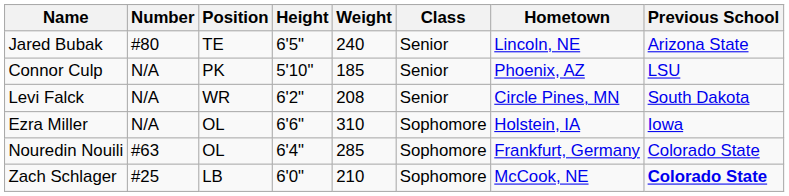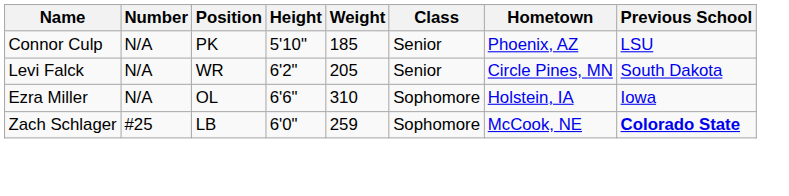- row: (56, 44)
(350, 97) 208 -> (344, 71) 205
- row: (66, 151)
(350, 177) 210 -> (344, 124) 259
